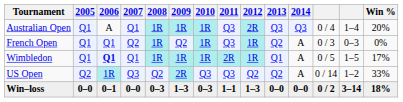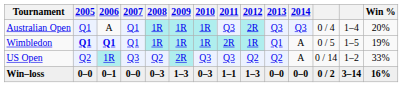- row: (32, 43)
(85, 58) normal -> (85, 43) bold
(381, 58) 17% -> (381, 43) 19%
(381, 89) 18% -> (381, 74) 16%
